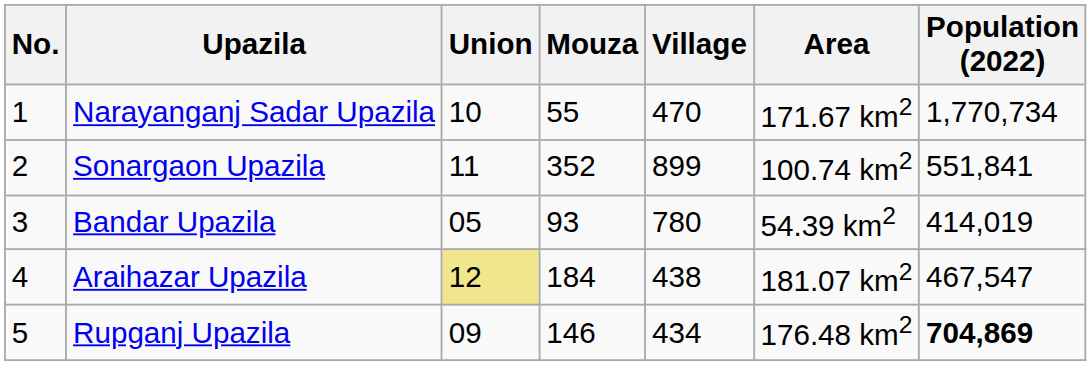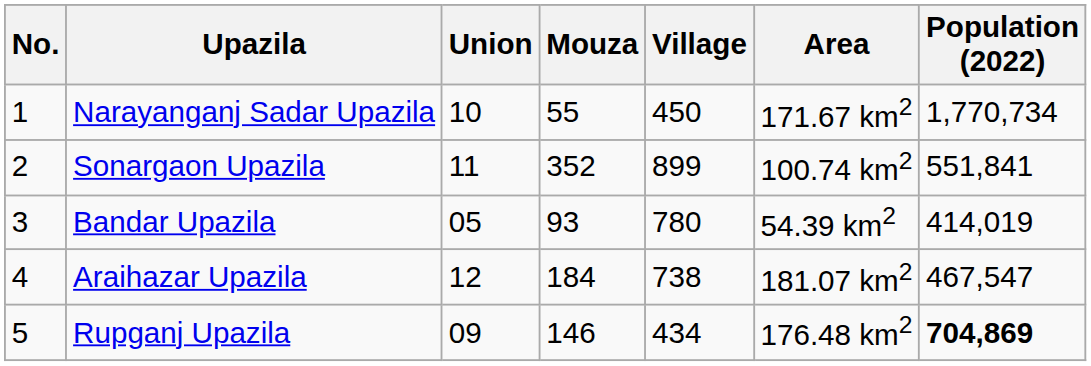(677, 112) 470 -> (677, 112) 450
(465, 277) khaki background -> (465, 277) no background
(677, 277) 438 -> (677, 277) 738
